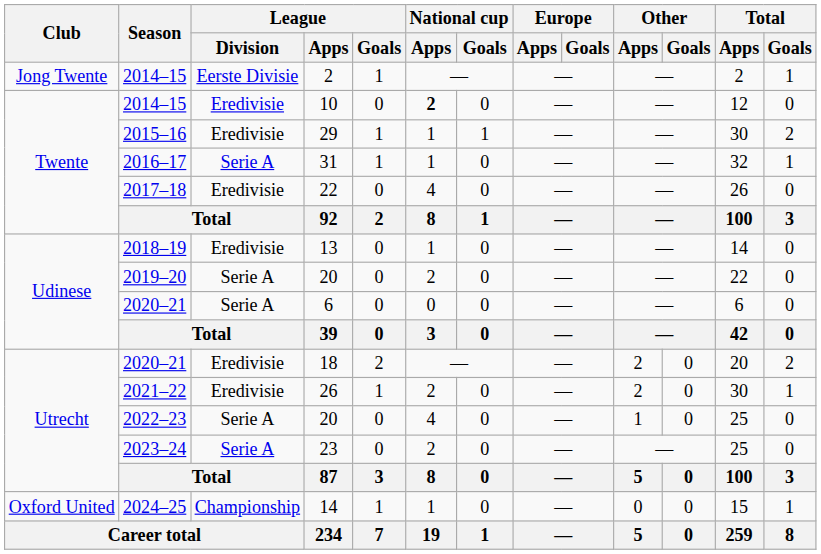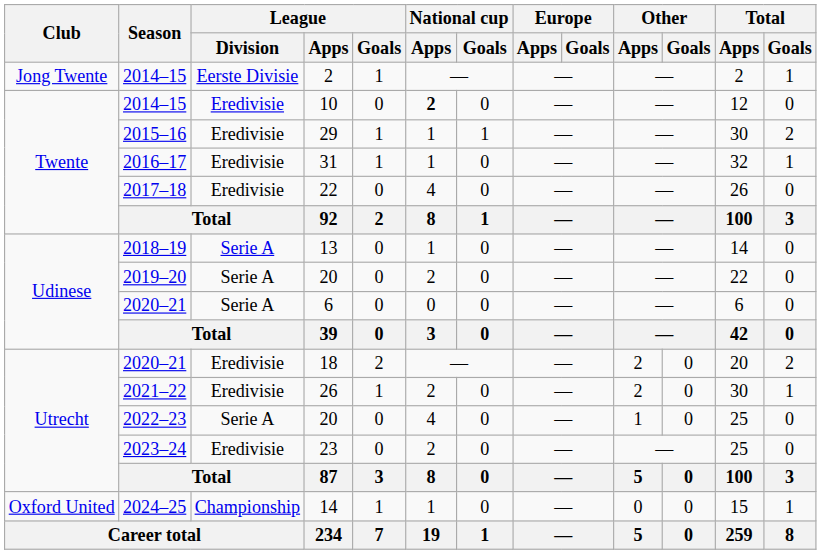(247, 162) Serie A -> (247, 162) Eredivisie
(247, 248) Eredivisie -> (247, 248) Serie A
(247, 448) Serie A -> (247, 448) Eredivisie
